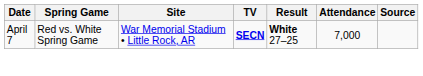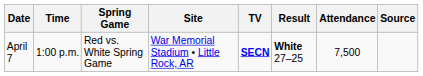+ column: (58, 18)
(347, 35) 7,000 -> (347, 52) 7,500
